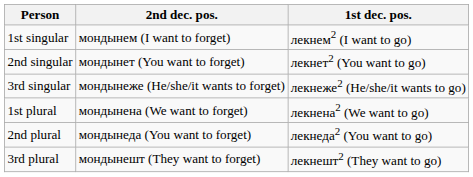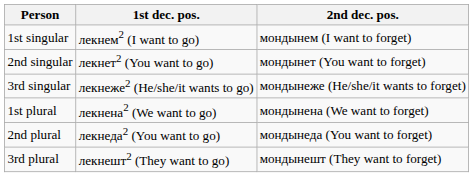columns swapped: (378, 14) <-> (182, 14)
